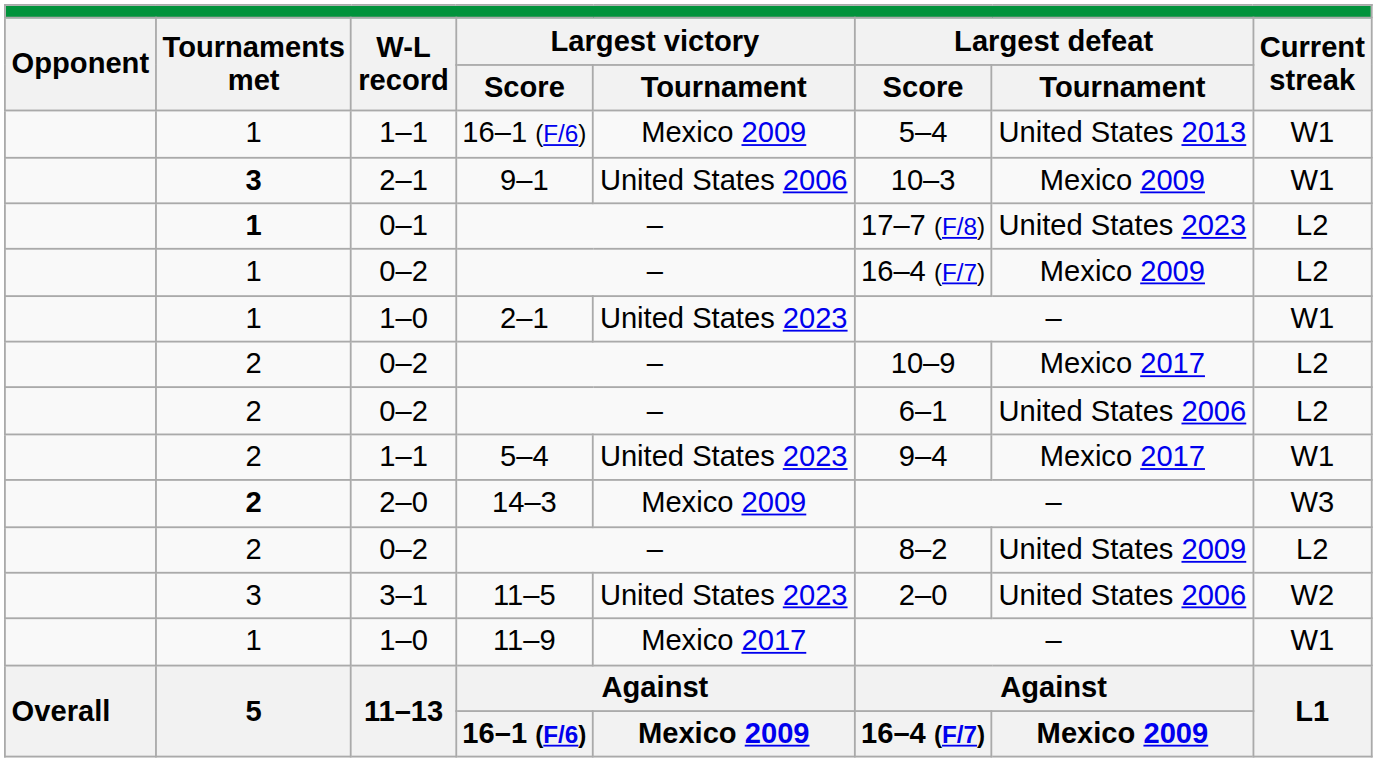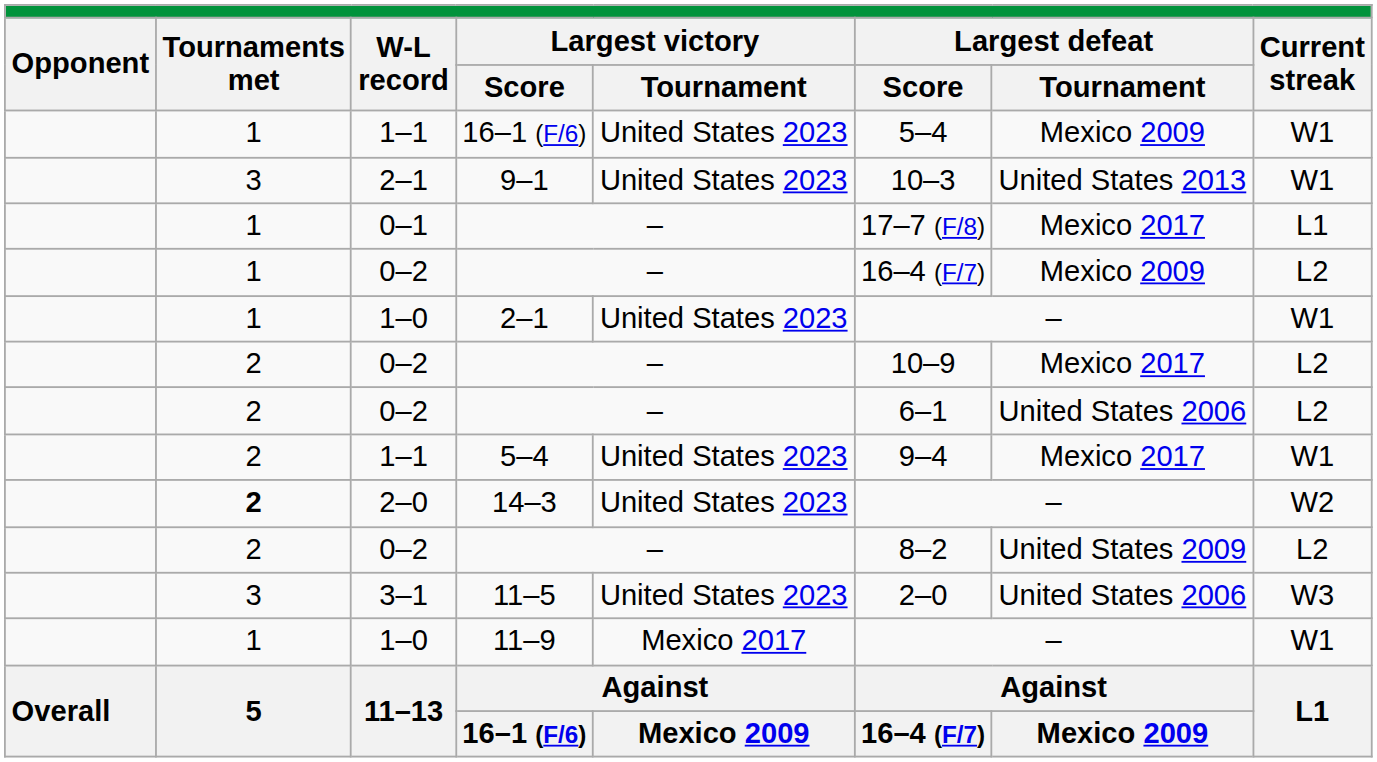(724, 133) Mexico 2009 -> (724, 133) United States 2023
(1122, 133) United States 2013 -> (1122, 133) Mexico 2009
(254, 179) bold -> (254, 179) normal
(724, 179) United States 2006 -> (724, 179) United States 2023
(1122, 179) Mexico 2009 -> (1122, 179) United States 2013
(254, 225) bold -> (254, 225) normal
(1122, 225) United States 2023 -> (1122, 225) Mexico 2017
(1312, 225) L2 -> (1312, 225) L1
(724, 502) Mexico 2009 -> (724, 502) United States 2023
(1312, 502) W3 -> (1312, 502) W2
(1312, 595) W2 -> (1312, 595) W3
